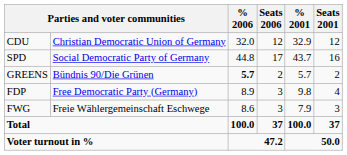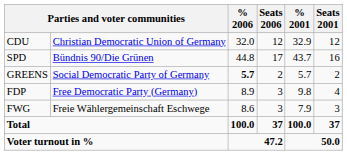(131, 58) Social Democratic Party of Germany -> (103, 58) Bündnis 90/Die Grünen
(103, 74) Bündnis 90/Die Grünen -> (131, 74) Social Democratic Party of Germany
